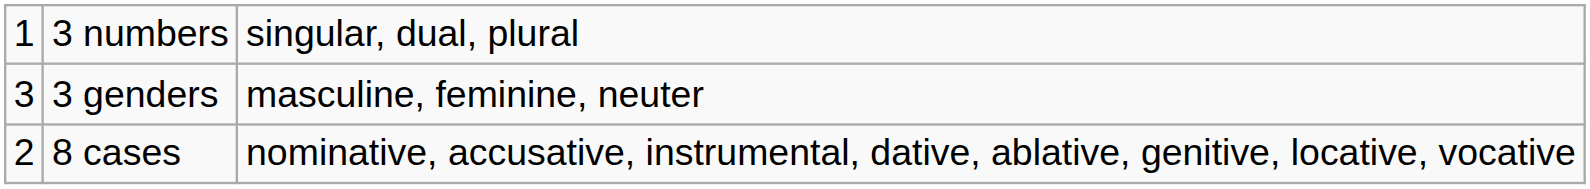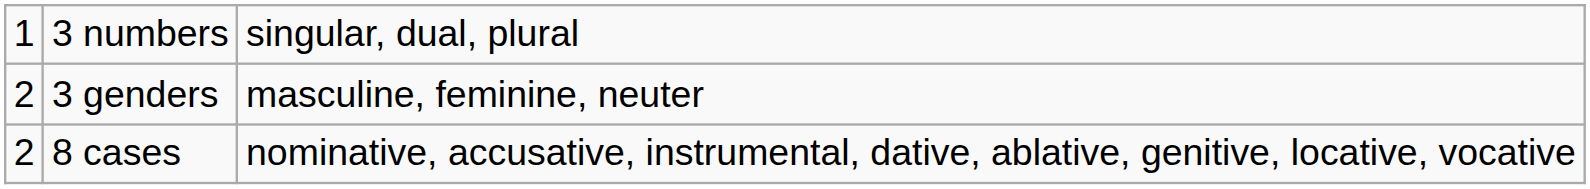(24, 93) 3 -> (24, 93) 2
